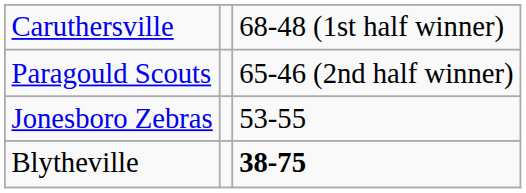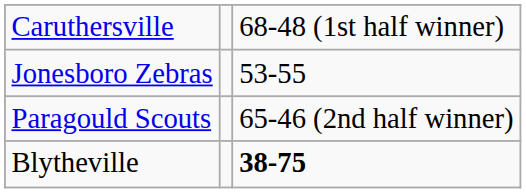rows swapped: (111, 72) <-> (112, 118)
